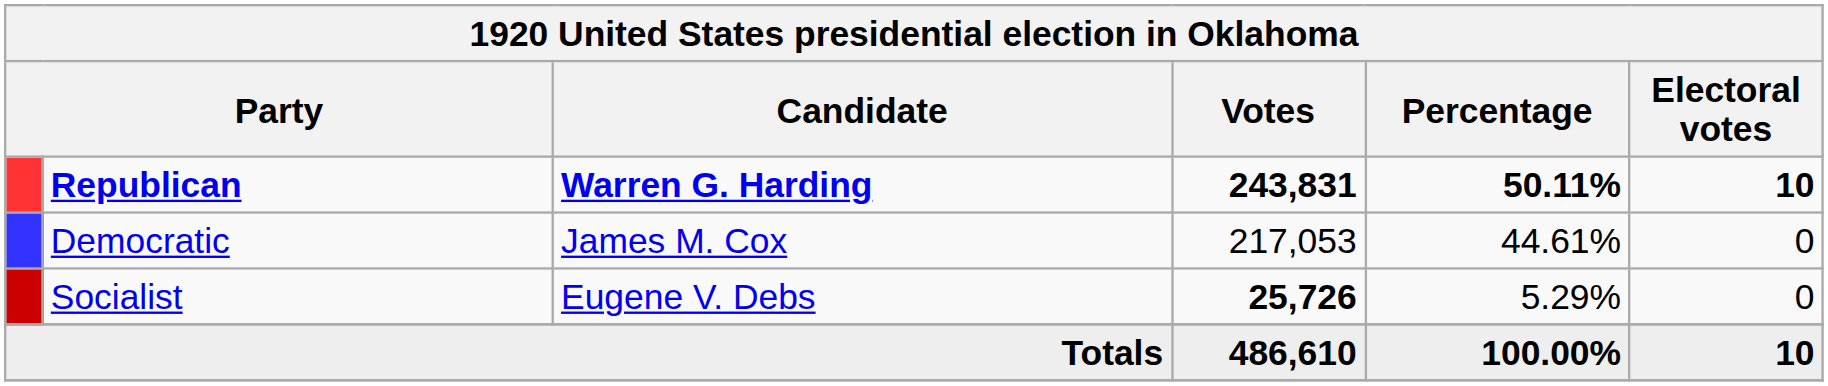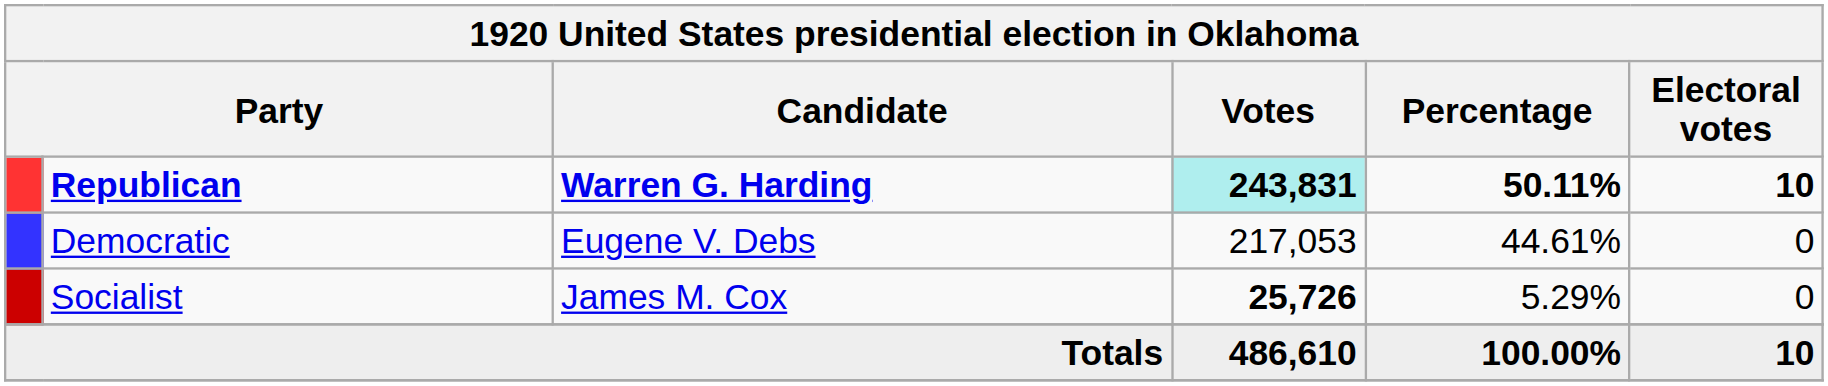(1293, 185) no background -> (1293, 185) paleturquoise background
(674, 241) James M. Cox -> (688, 241) Eugene V. Debs
(688, 297) Eugene V. Debs -> (674, 297) James M. Cox
